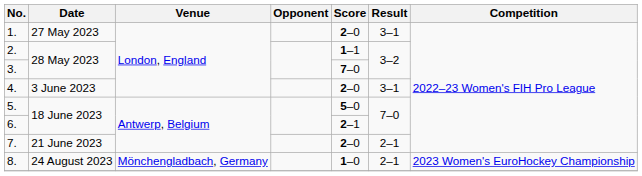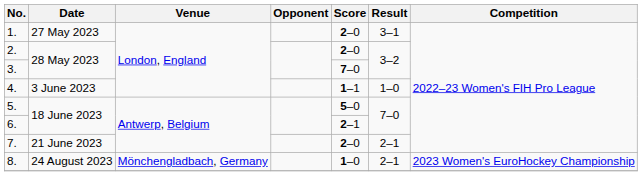(350, 50) 1–1 -> (350, 50) 2–0
(350, 87) 2–0 -> (350, 87) 1–1
(389, 87) 3–1 -> (389, 87) 1–0
